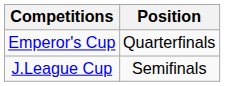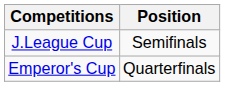rows swapped: (62, 42) <-> (62, 68)
